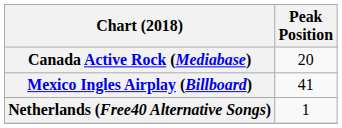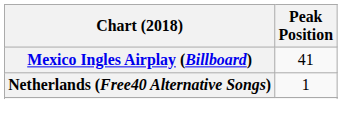- row: (140, 60)
